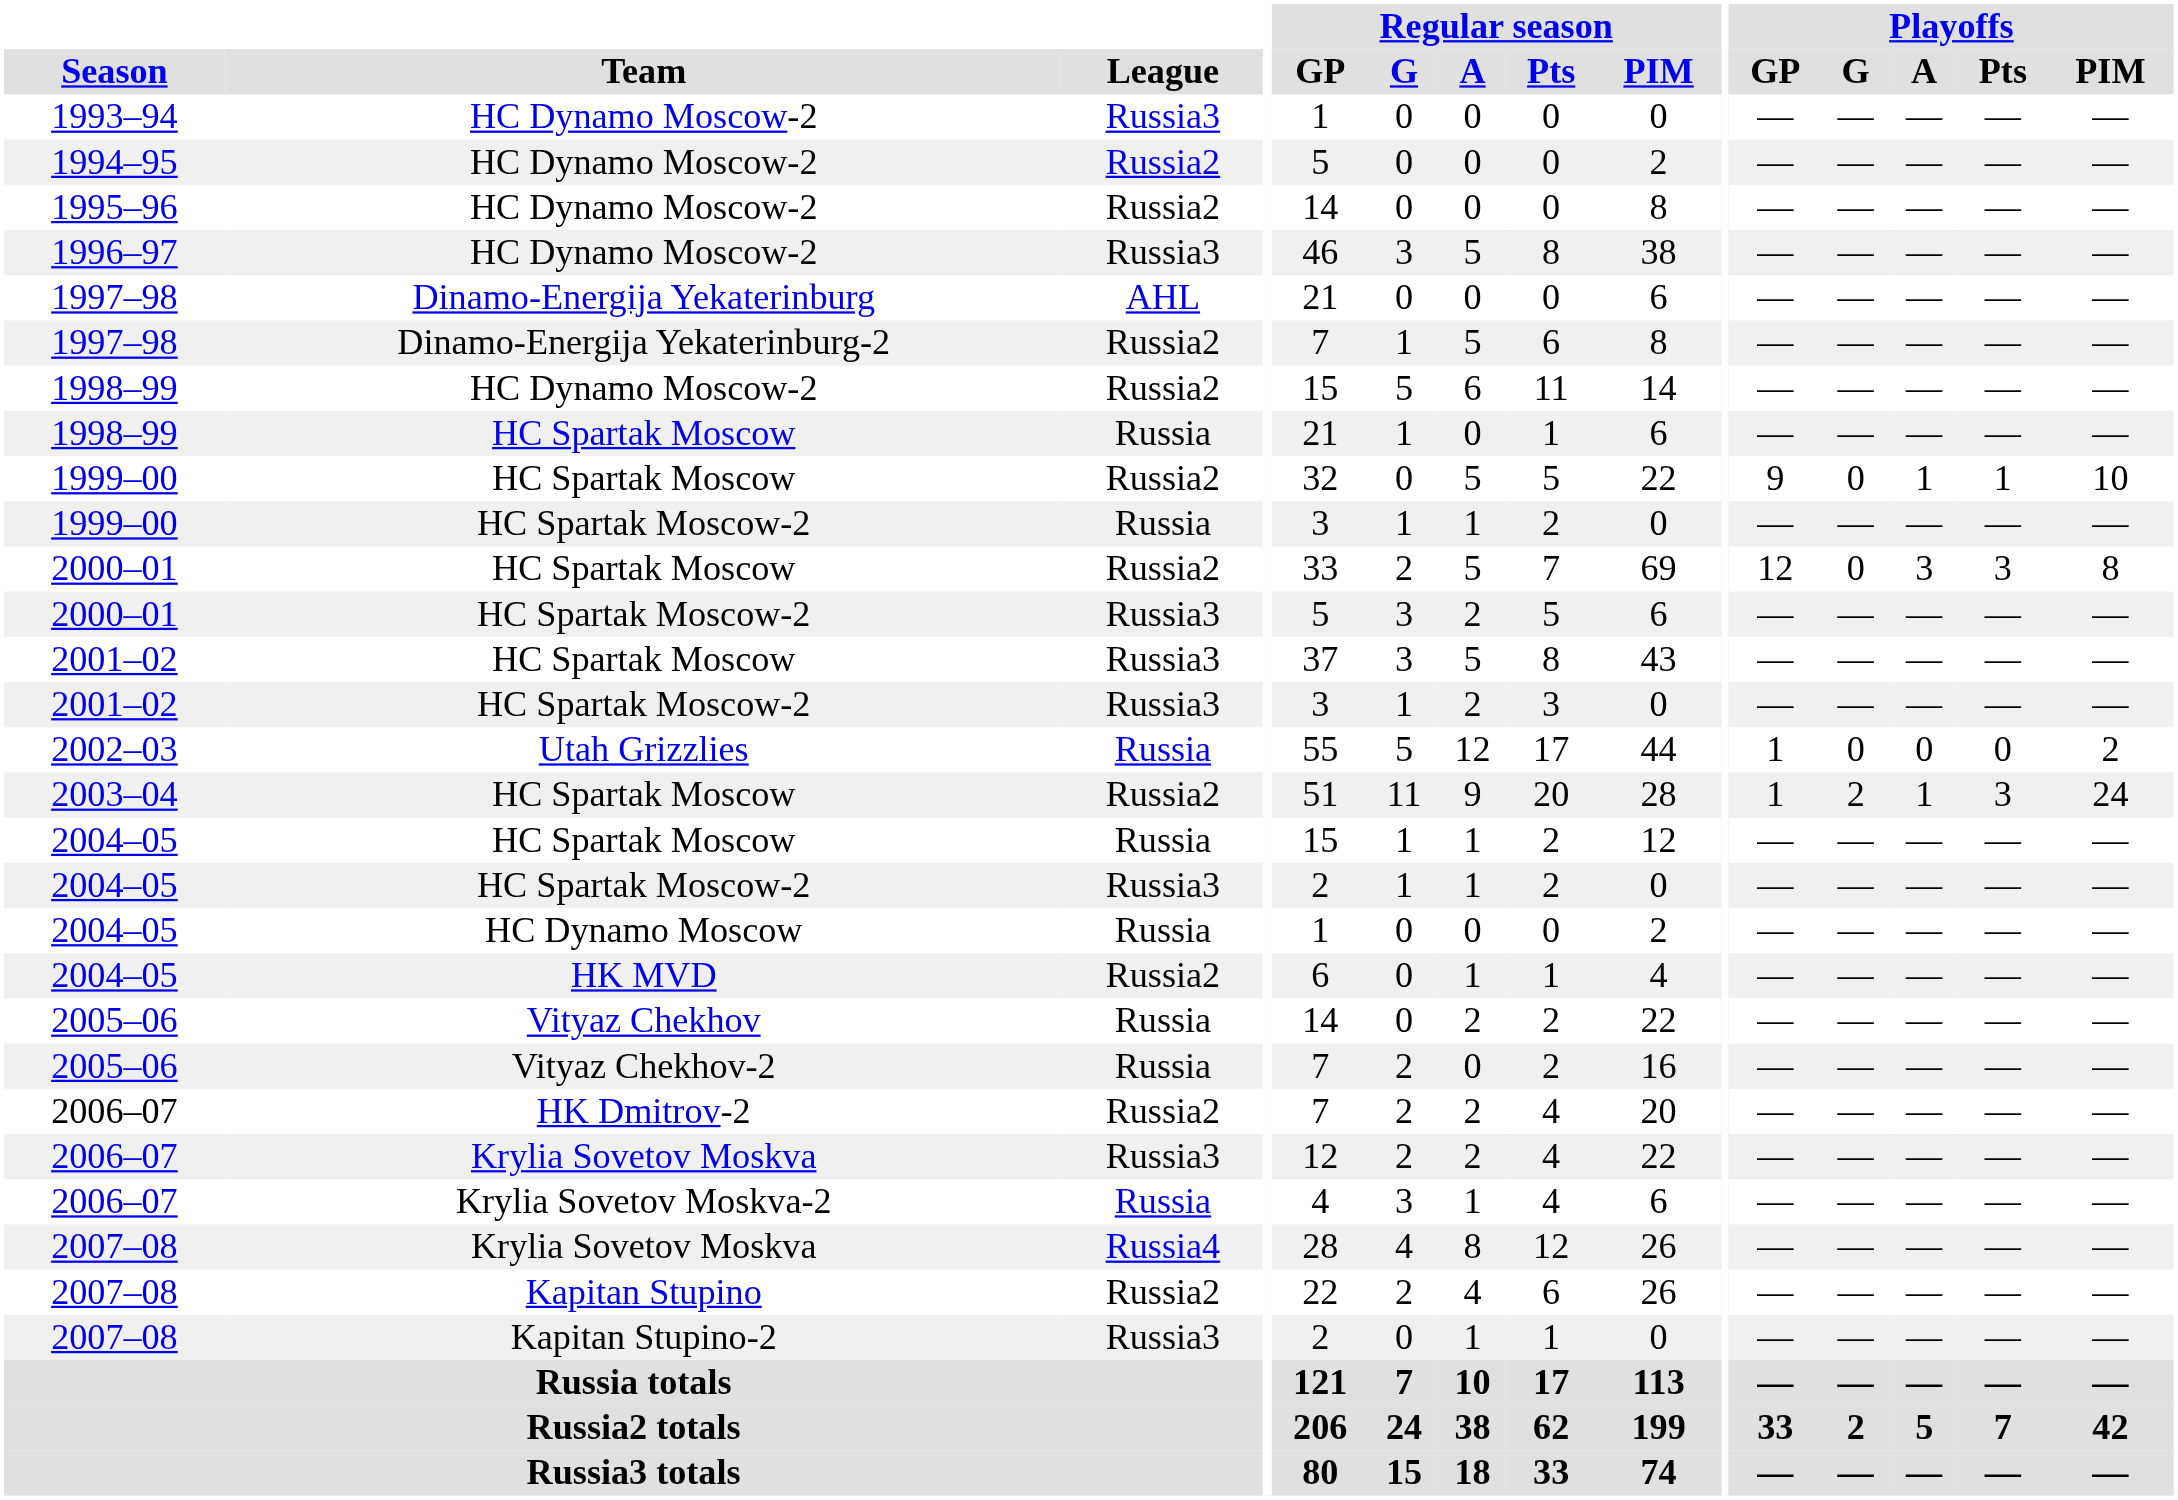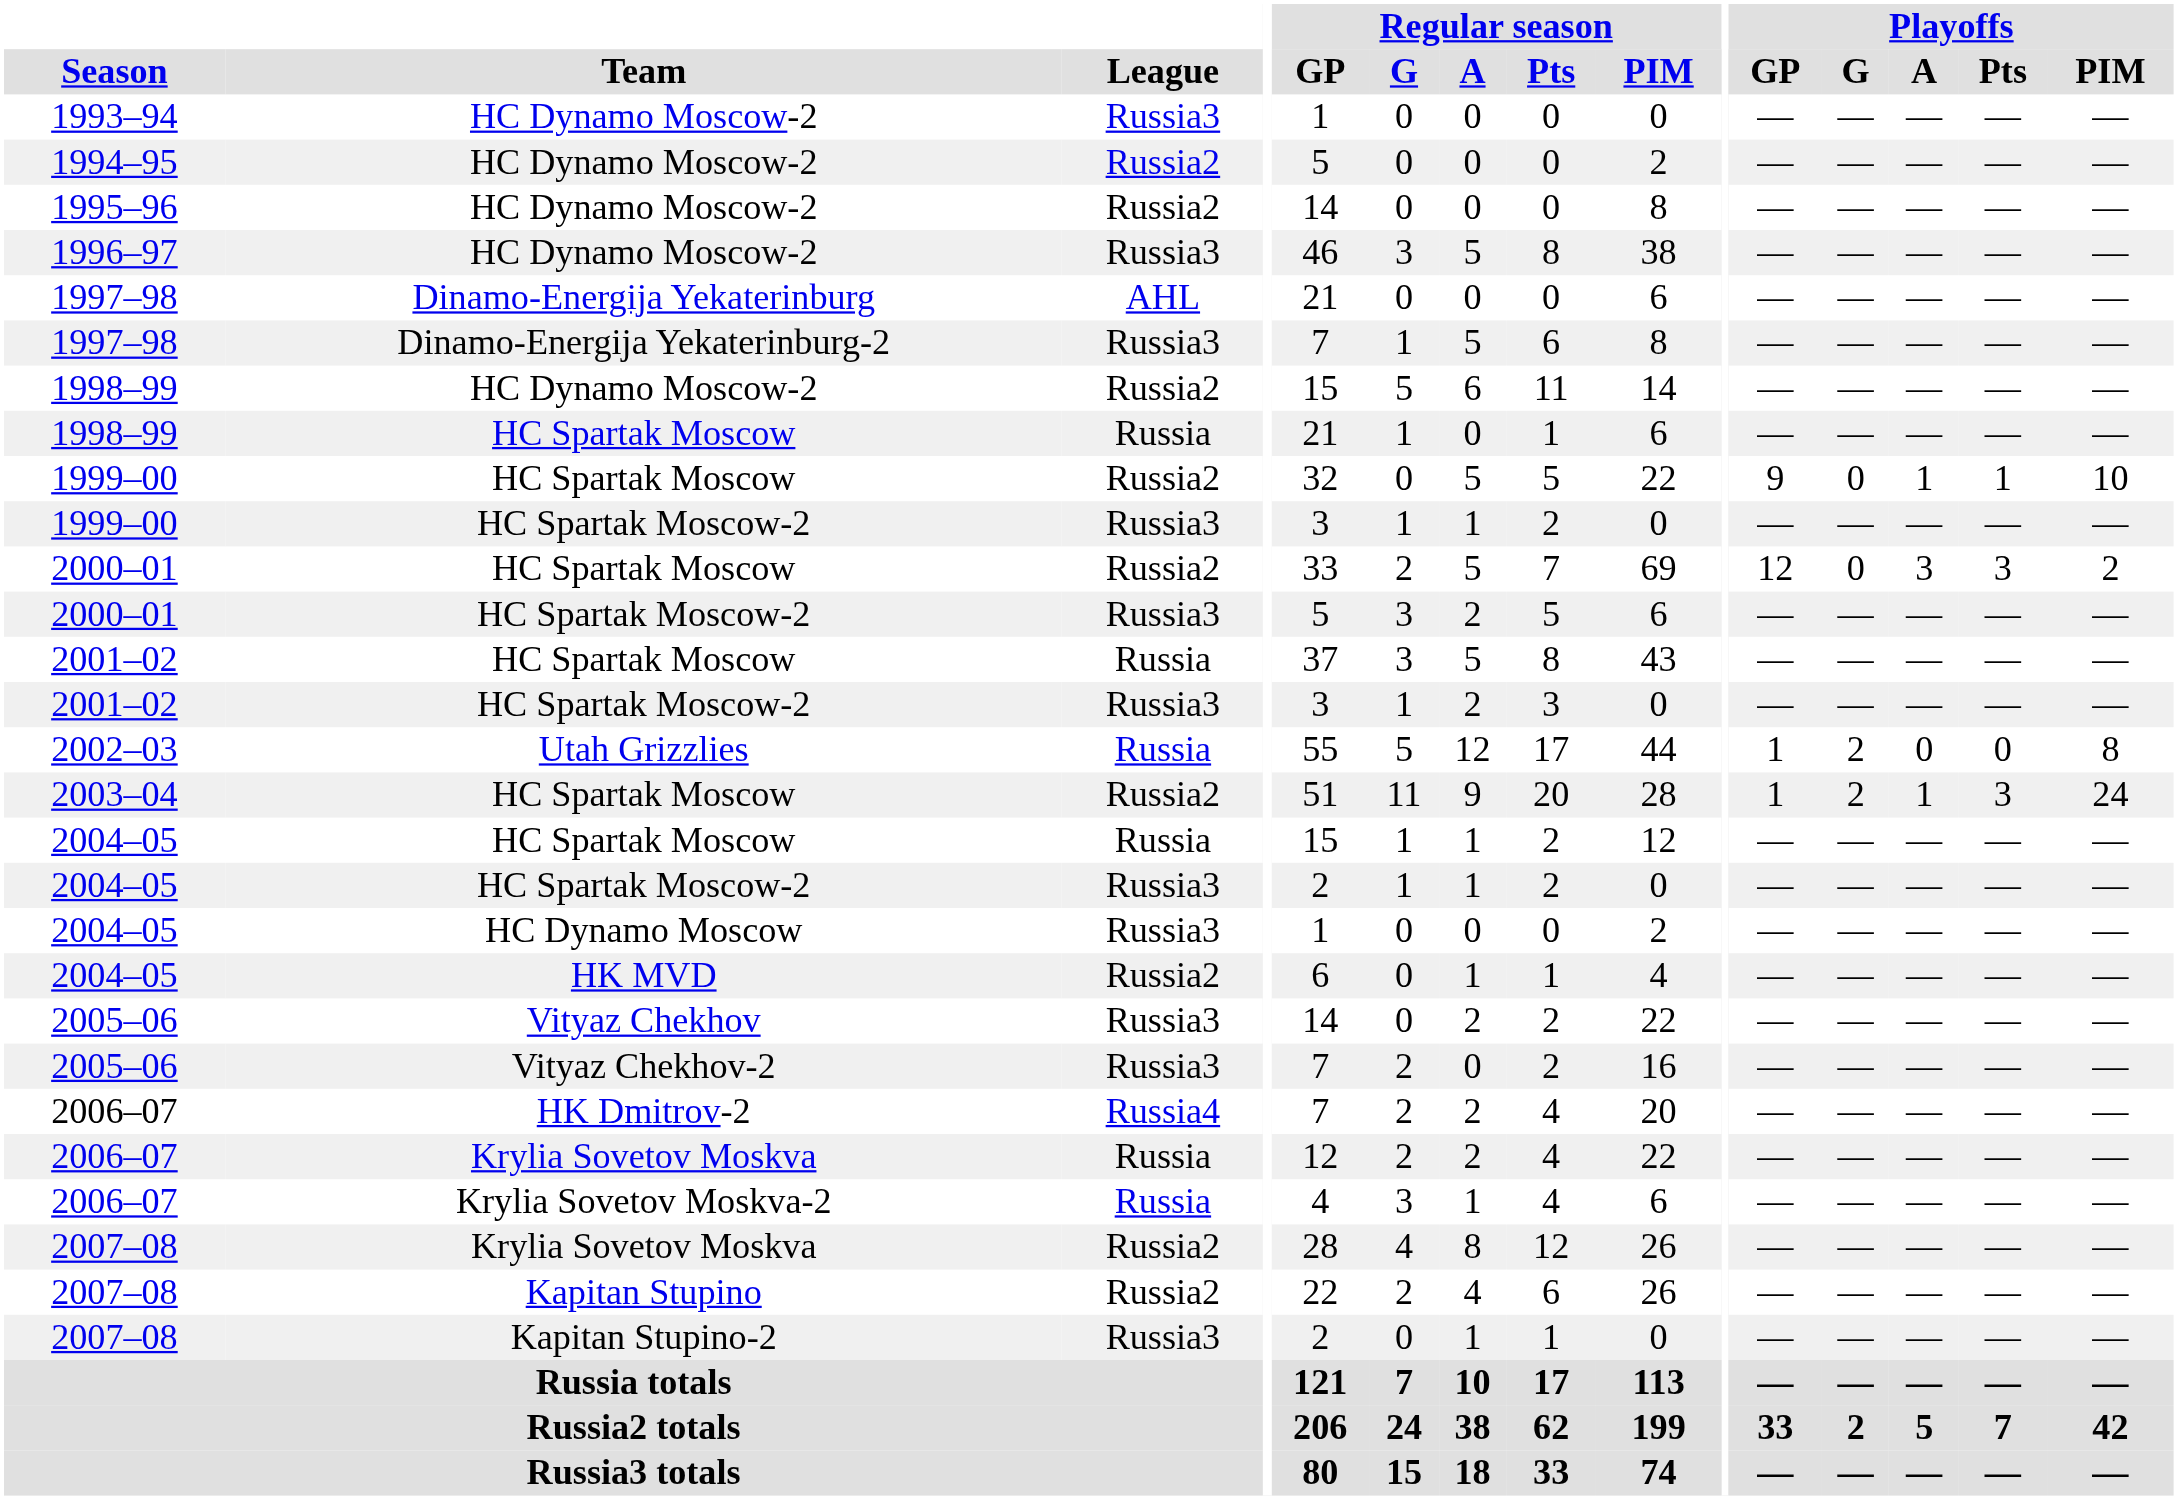(1163, 342) Russia2 -> (1163, 342) Russia3
(1163, 523) Russia -> (1163, 523) Russia3
(2110, 568) 8 -> (2110, 568) 2
(1163, 658) Russia3 -> (1163, 658) Russia
(1856, 749) 0 -> (1856, 749) 2
(2110, 749) 2 -> (2110, 749) 8
(1163, 929) Russia -> (1163, 929) Russia3
(1163, 1020) Russia -> (1163, 1020) Russia3
(1163, 1065) Russia -> (1163, 1065) Russia3
(1163, 1110) Russia2 -> (1163, 1110) Russia4
(1163, 1155) Russia3 -> (1163, 1155) Russia
(1163, 1246) Russia4 -> (1163, 1246) Russia2
